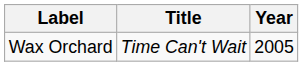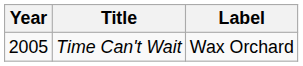columns swapped: (274, 18) <-> (61, 18)
